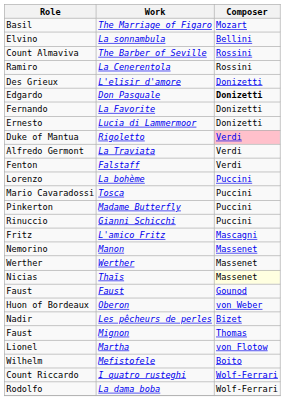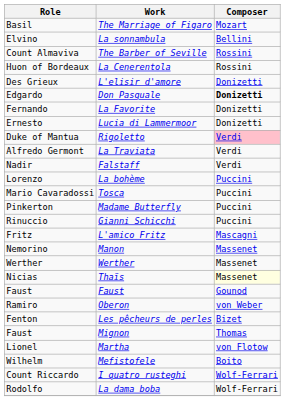(22, 67) Ramiro -> (48, 67) Huon of Bordeaux
(22, 165) Fenton -> (19, 165) Nadir
(48, 305) Huon of Bordeaux -> (22, 305) Ramiro
(19, 319) Nadir -> (22, 319) Fenton
